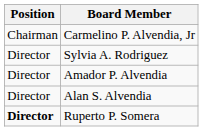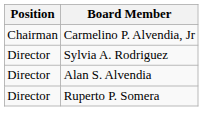- row: (115, 75)
(30, 116) bold -> (29, 95) normal
